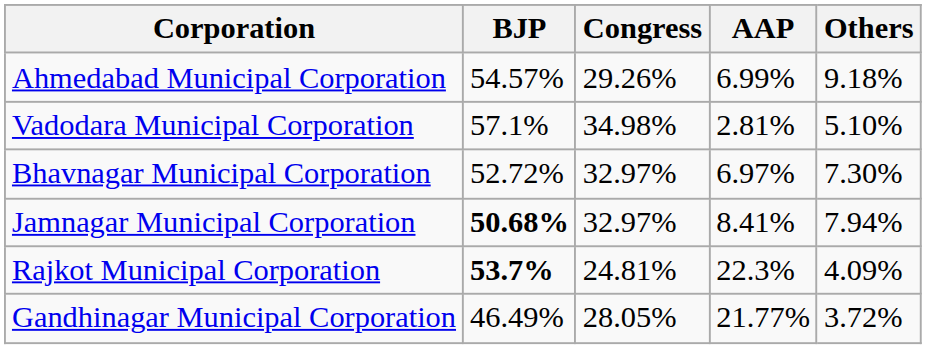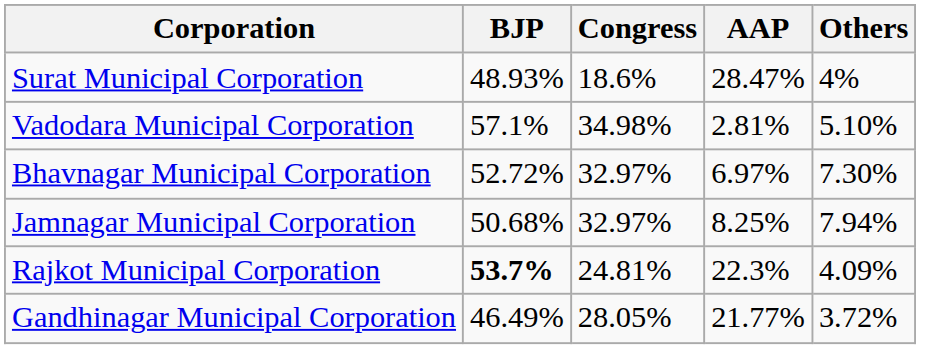+ row: (188, 76)
- row: (229, 76)
(519, 221) bold -> (517, 221) normal
(755, 221) 8.41% -> (750, 221) 8.25%
